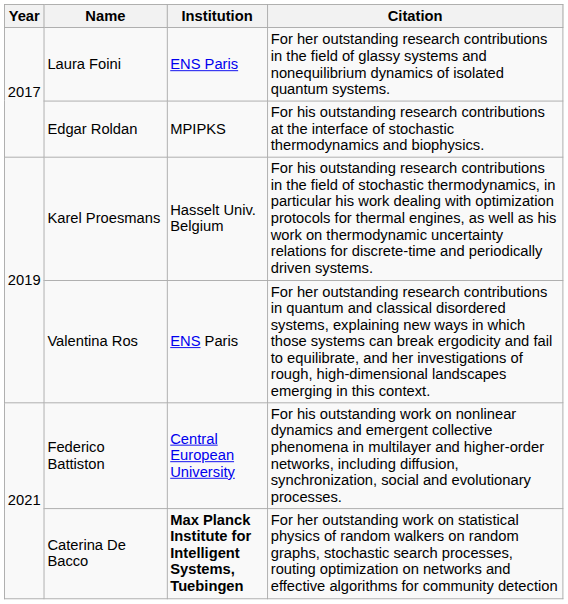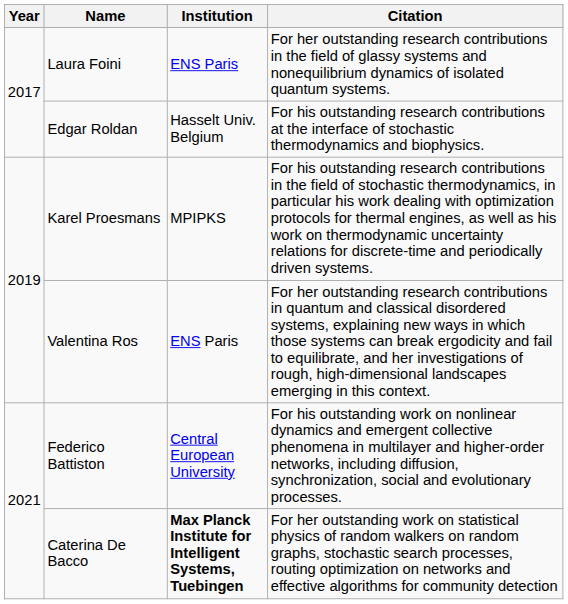(198, 129) MPIPKS -> (213, 129) Hasselt Univ. Belgium
(213, 218) Hasselt Univ. Belgium -> (198, 218) MPIPKS
